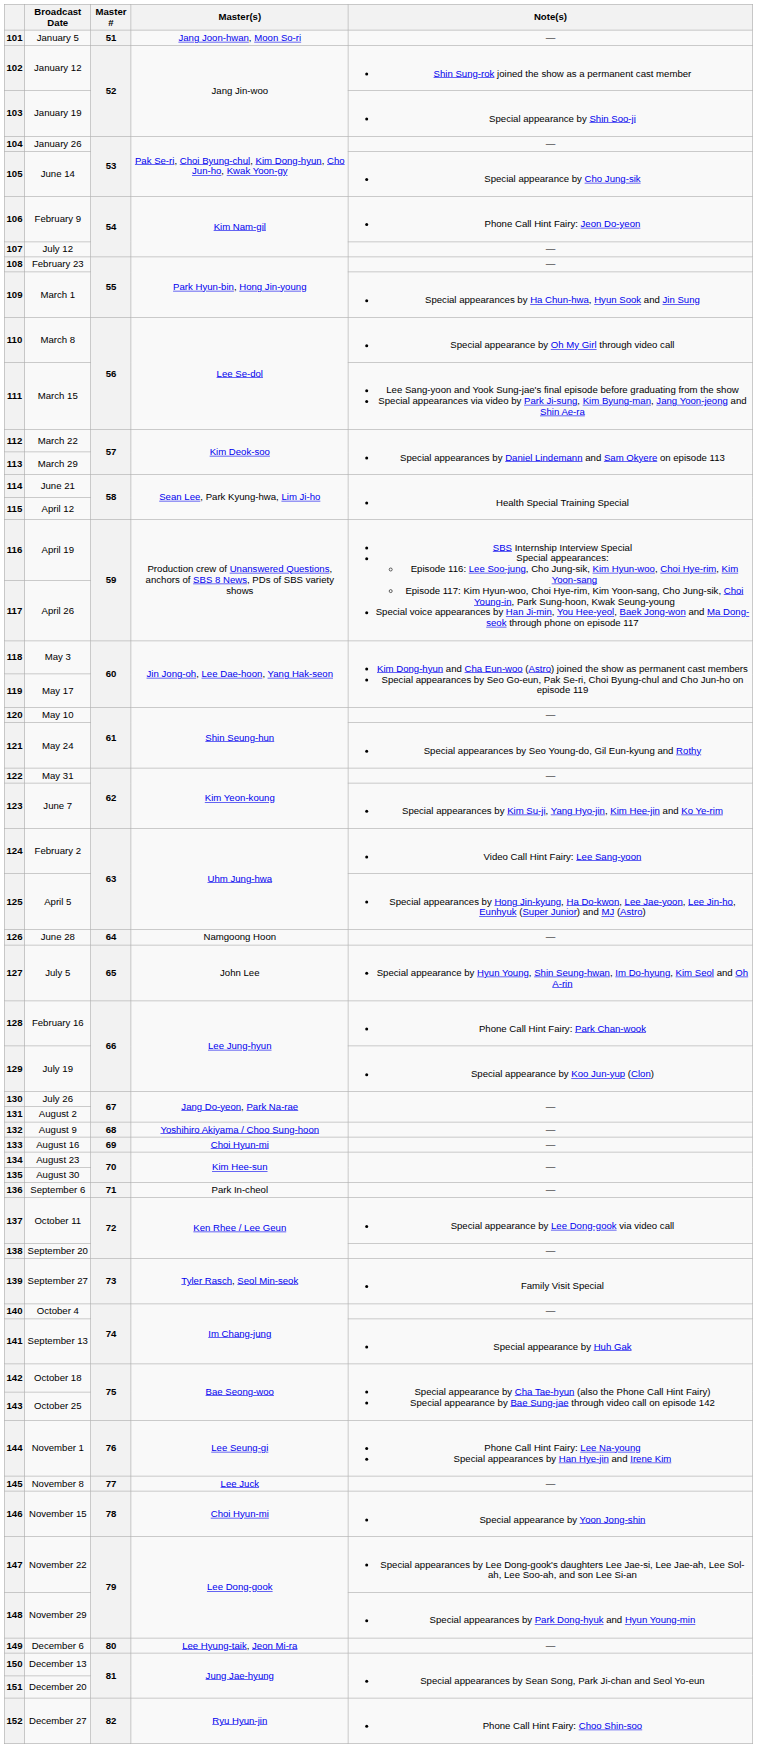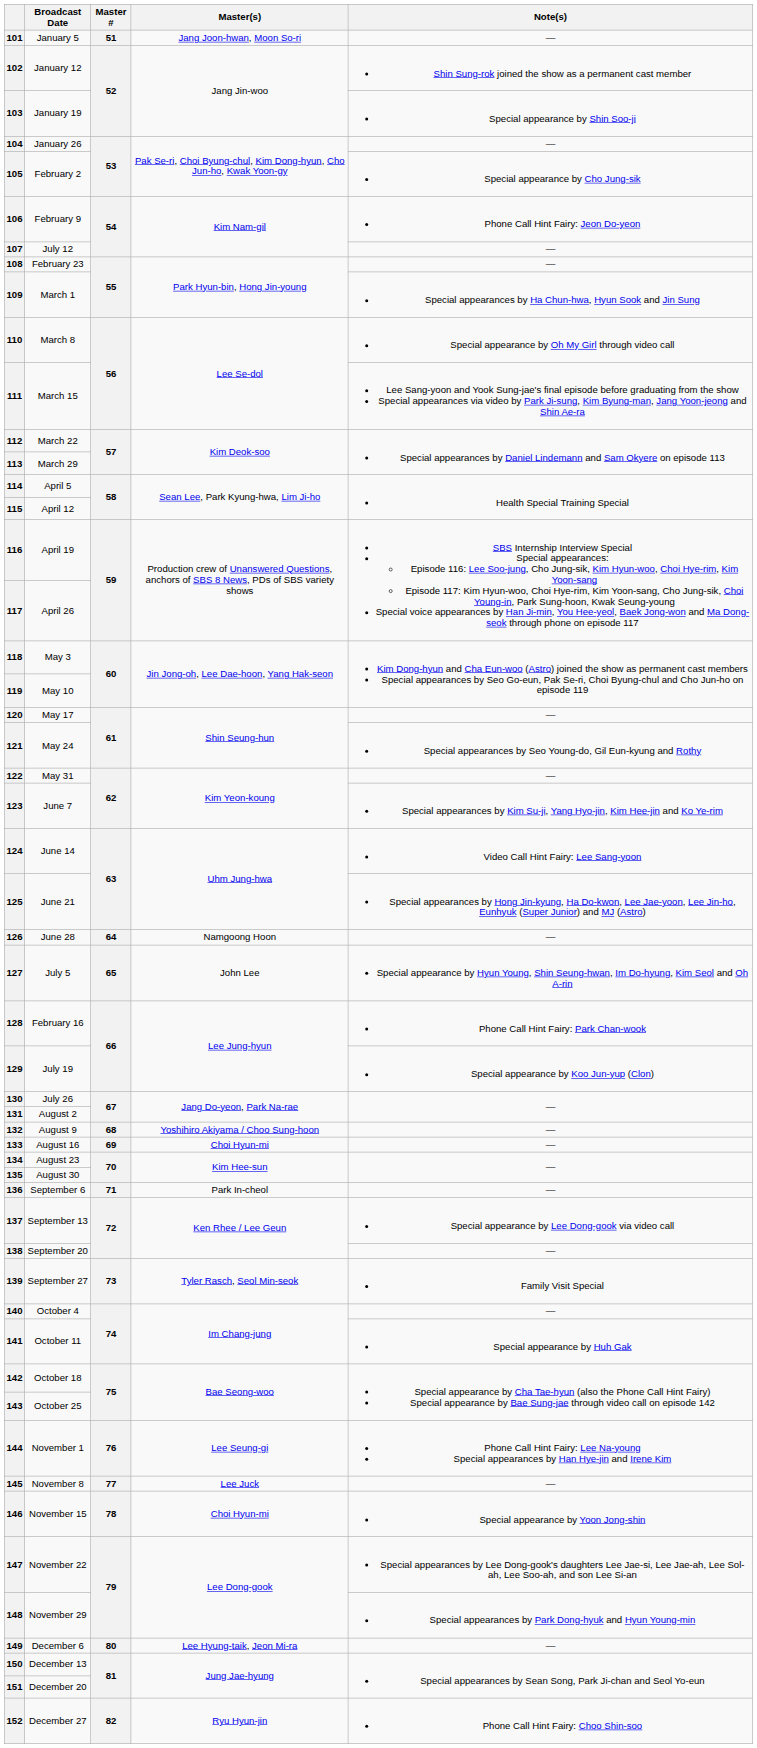(58, 174) June 14 -> (58, 174) February 2
(58, 486) June 21 -> (58, 486) April 5
(58, 690) May 17 -> (58, 690) May 10
(58, 715) May 10 -> (58, 715) May 17
(58, 851) February 2 -> (58, 851) June 14
(58, 901) April 5 -> (58, 901) June 21
(58, 1220) October 11 -> (58, 1220) September 13
(58, 1341) September 13 -> (58, 1341) October 11
